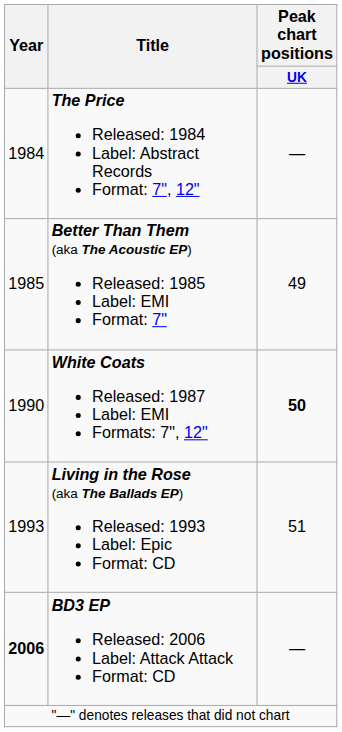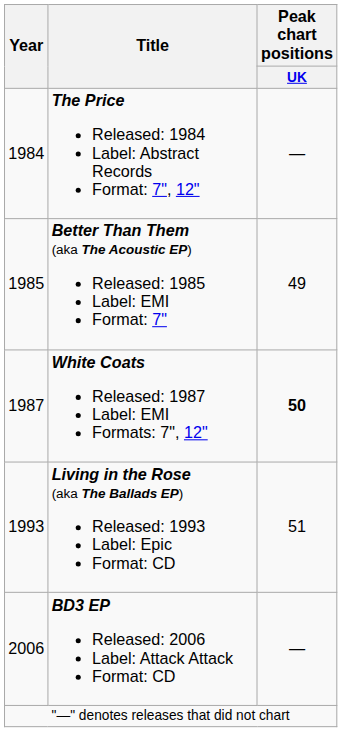(26, 405) 1990 -> (26, 405) 1987
(26, 648) bold -> (26, 648) normal
